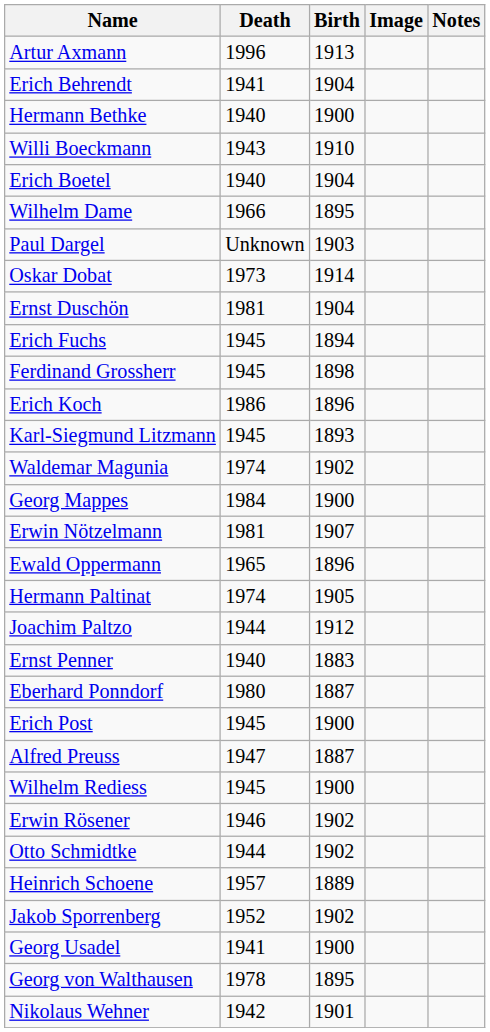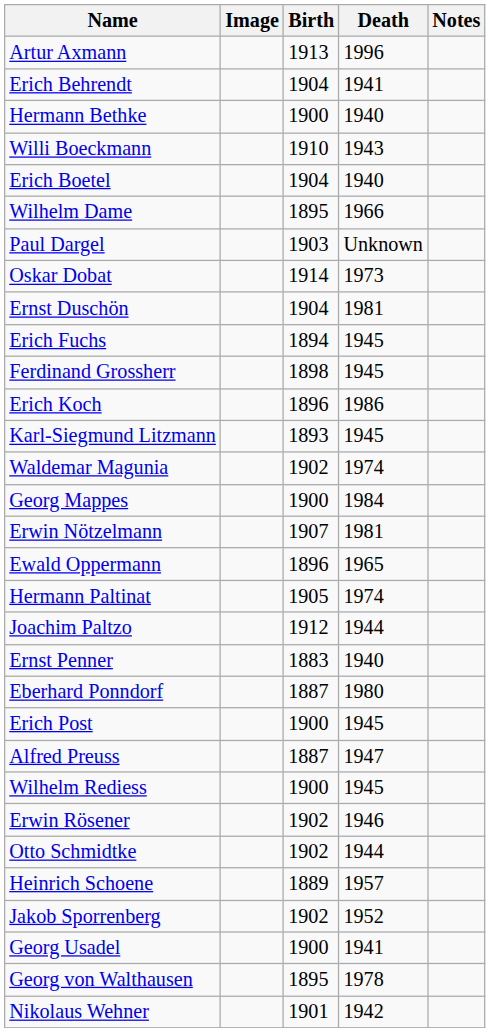columns swapped: (396, 20) <-> (265, 20)
